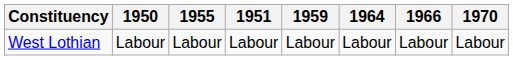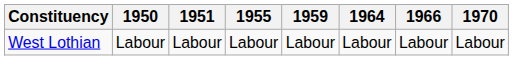columns swapped: (254, 17) <-> (197, 17)
